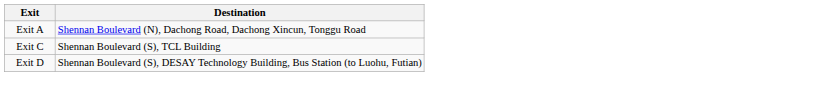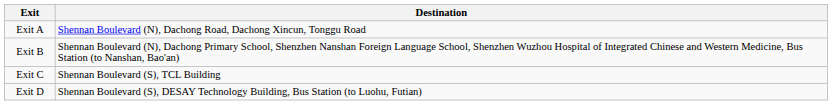+ row: (30, 52)
